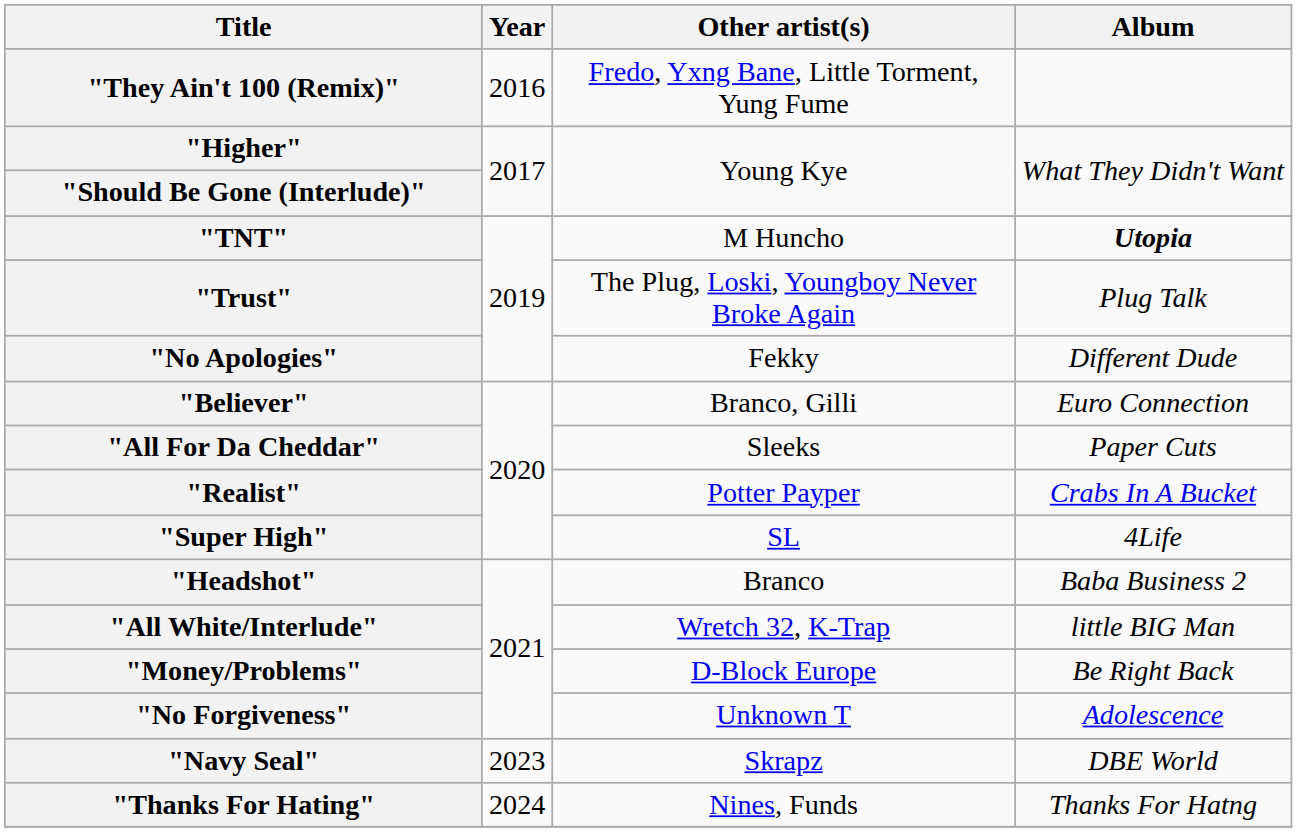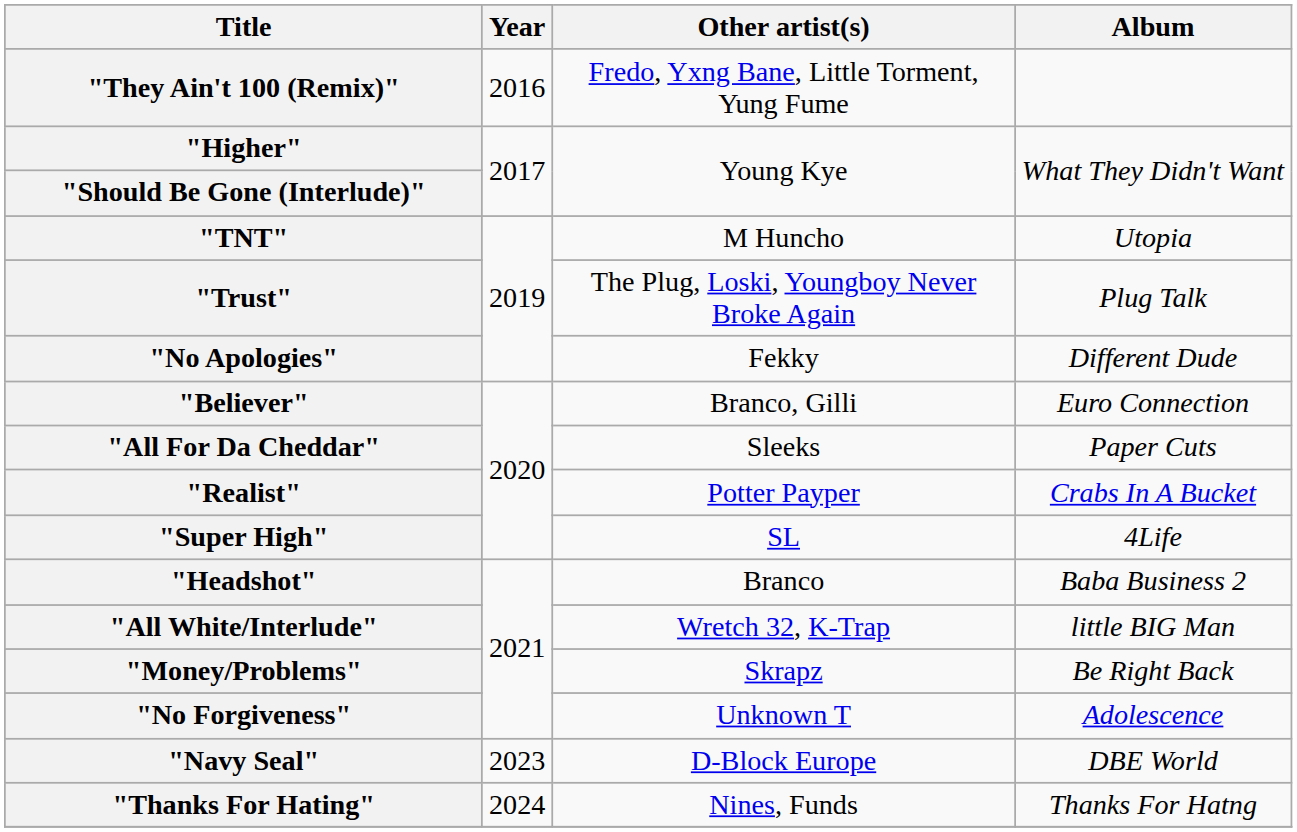(1153, 237) bold -> (1153, 237) normal
(784, 670) D-Block Europe -> (784, 670) Skrapz
(784, 760) Skrapz -> (784, 760) D-Block Europe
